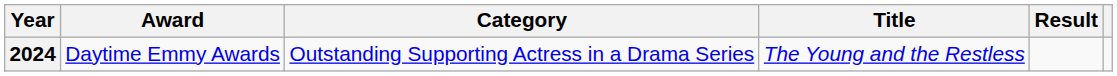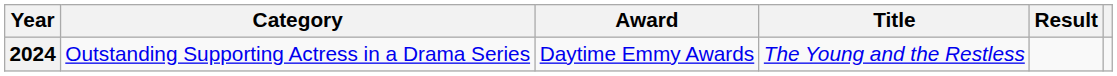columns swapped: (173, 20) <-> (522, 20)
